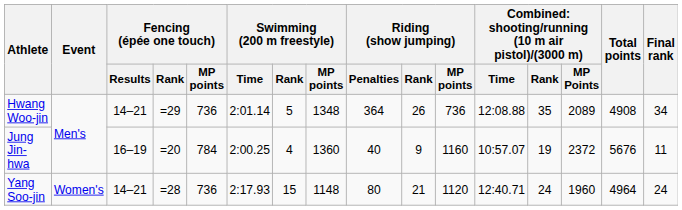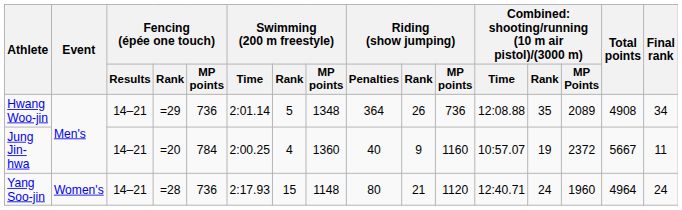(130, 150) 16–19 -> (130, 150) 14–21
(623, 150) 5676 -> (623, 150) 5667
